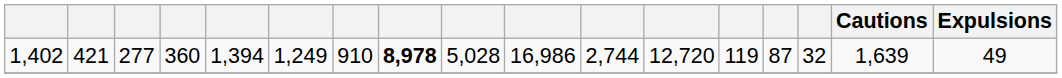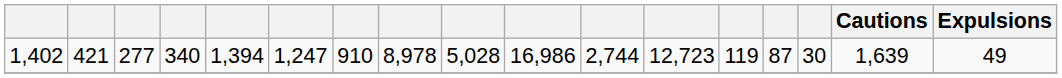(182, 55) 360 -> (182, 55) 340
(301, 55) 1,249 -> (301, 55) 1,247
(410, 55) bold -> (410, 55) normal
(682, 55) 12,720 -> (682, 55) 12,723
(814, 55) 32 -> (814, 55) 30
